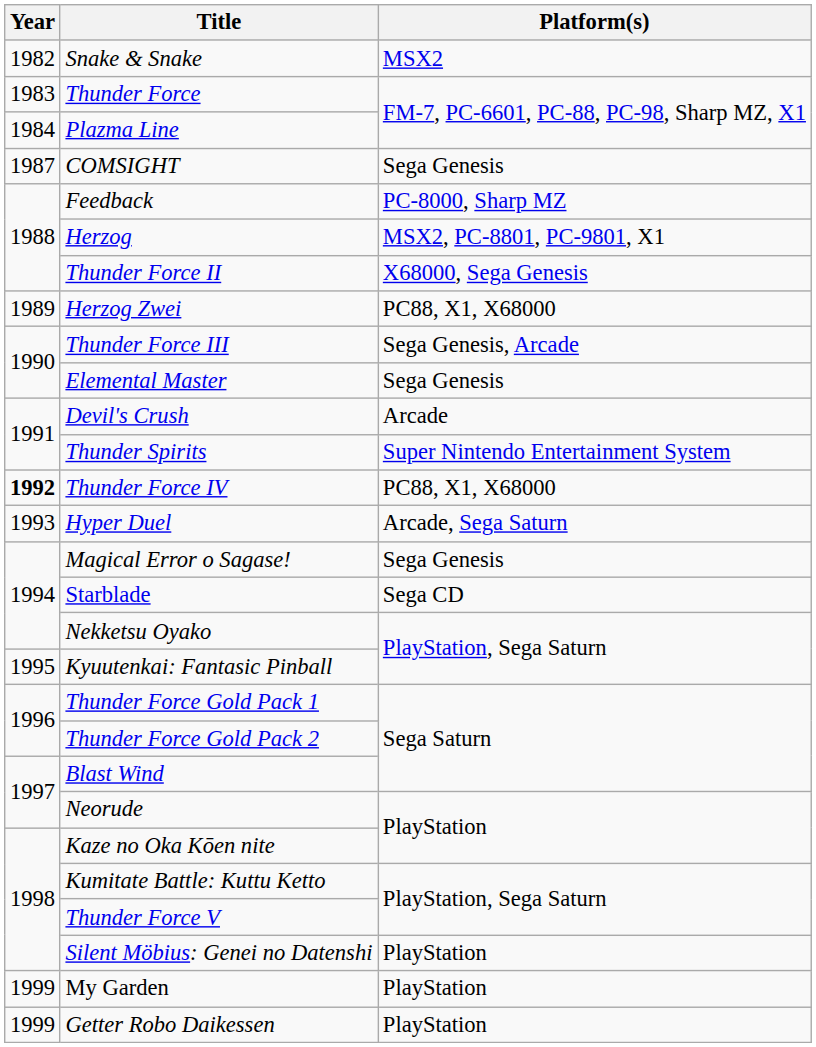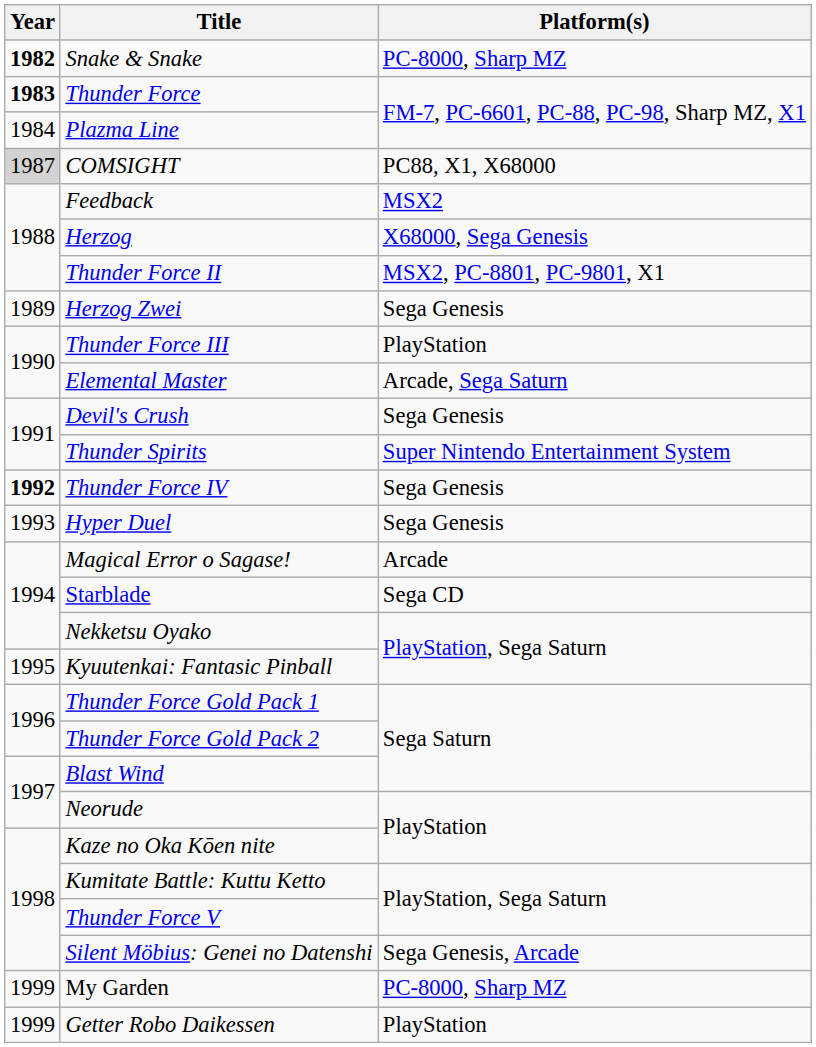(32, 58) normal -> (32, 58) bold
(413, 58) MSX2 -> (475, 58) PC-8000, Sharp MZ
(32, 93) normal -> (32, 93) bold
(32, 165) no background -> (32, 165) lightgrey background
(443, 165) Sega Genesis -> (469, 165) PC88, X1, X68000
(475, 201) PC-8000, Sharp MZ -> (413, 201) MSX2
(524, 237) MSX2, PC-8801, PC-9801, X1 -> (485, 237) X68000, Sega Genesis
(485, 272) X68000, Sega Genesis -> (524, 272) MSX2, PC-8801, PC-9801, X1
(469, 308) PC88, X1, X68000 -> (443, 308) Sega Genesis
(481, 344) Sega Genesis, Arcade -> (435, 344) PlayStation
(443, 380) Sega Genesis -> (475, 380) Arcade, Sega Saturn
(415, 415) Arcade -> (443, 415) Sega Genesis
(469, 487) PC88, X1, X68000 -> (443, 487) Sega Genesis
(475, 523) Arcade, Sega Saturn -> (443, 523) Sega Genesis
(443, 559) Sega Genesis -> (415, 559) Arcade
(435, 952) PlayStation -> (481, 952) Sega Genesis, Arcade
(435, 988) PlayStation -> (475, 988) PC-8000, Sharp MZ
